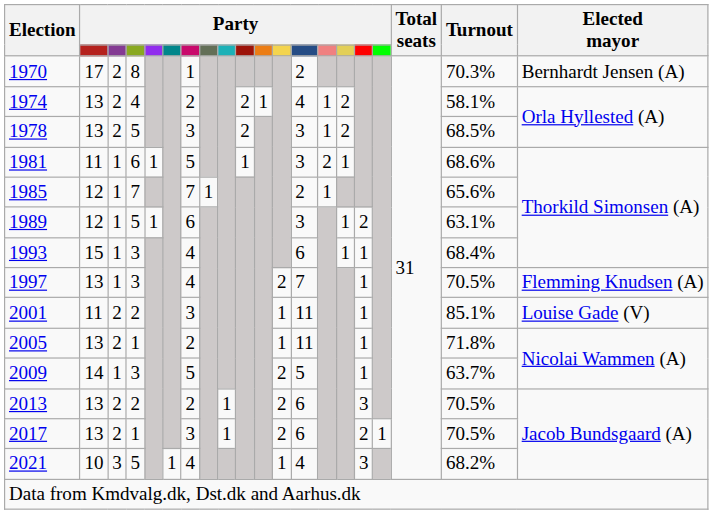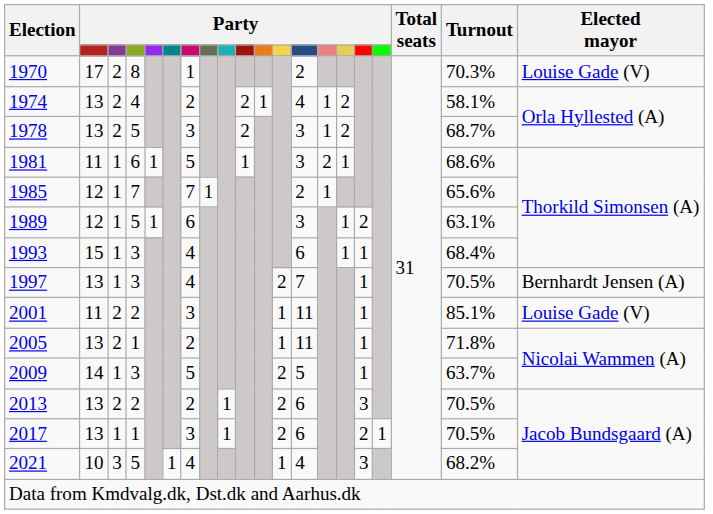(603, 71) Bernhardt Jensen (A) -> (586, 71) Louise Gade (V)
(470, 131) 68.5% -> (470, 131) 68.7%
(613, 282) Flemming Knudsen (A) -> (603, 282) Bernhardt Jensen (A)
(117, 433) 2 -> (117, 433) 1
